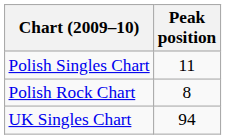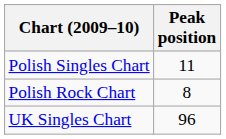(187, 119) 94 -> (187, 119) 96
